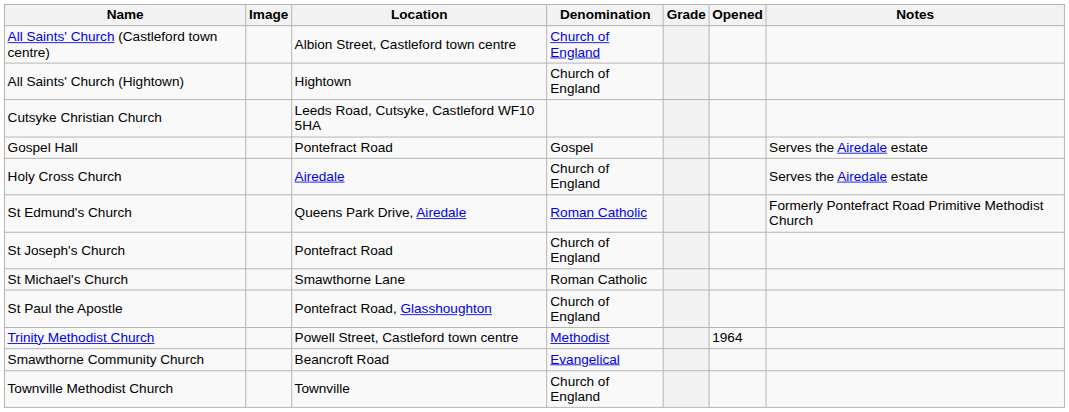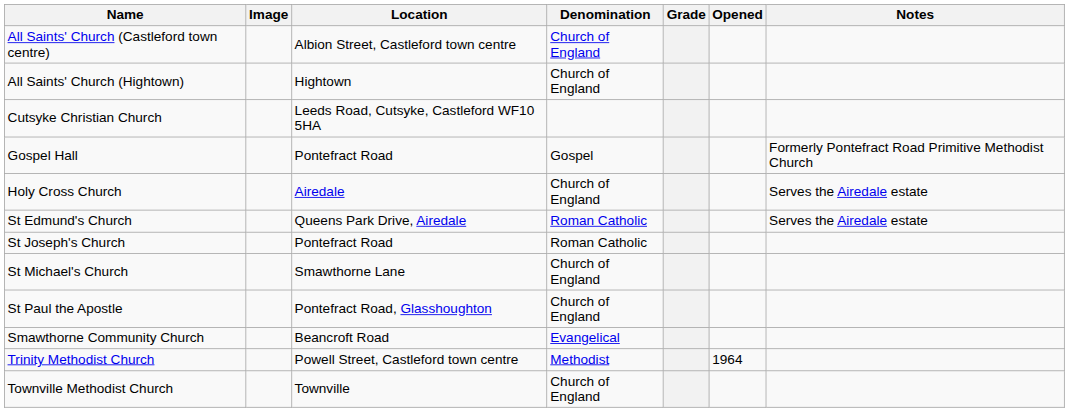(848, 147) Serves the Airedale estate -> (906, 155) Formerly Pontefract Road Primitive Methodist Church
(906, 213) Formerly Pontefract Road Primitive Methodist Church -> (848, 221) Serves the Airedale estate
(580, 250) Church of England -> (599, 242) Roman Catholic
(599, 279) Roman Catholic -> (580, 271) Church of England
rows swapped: (106, 359) <-> (81, 338)
